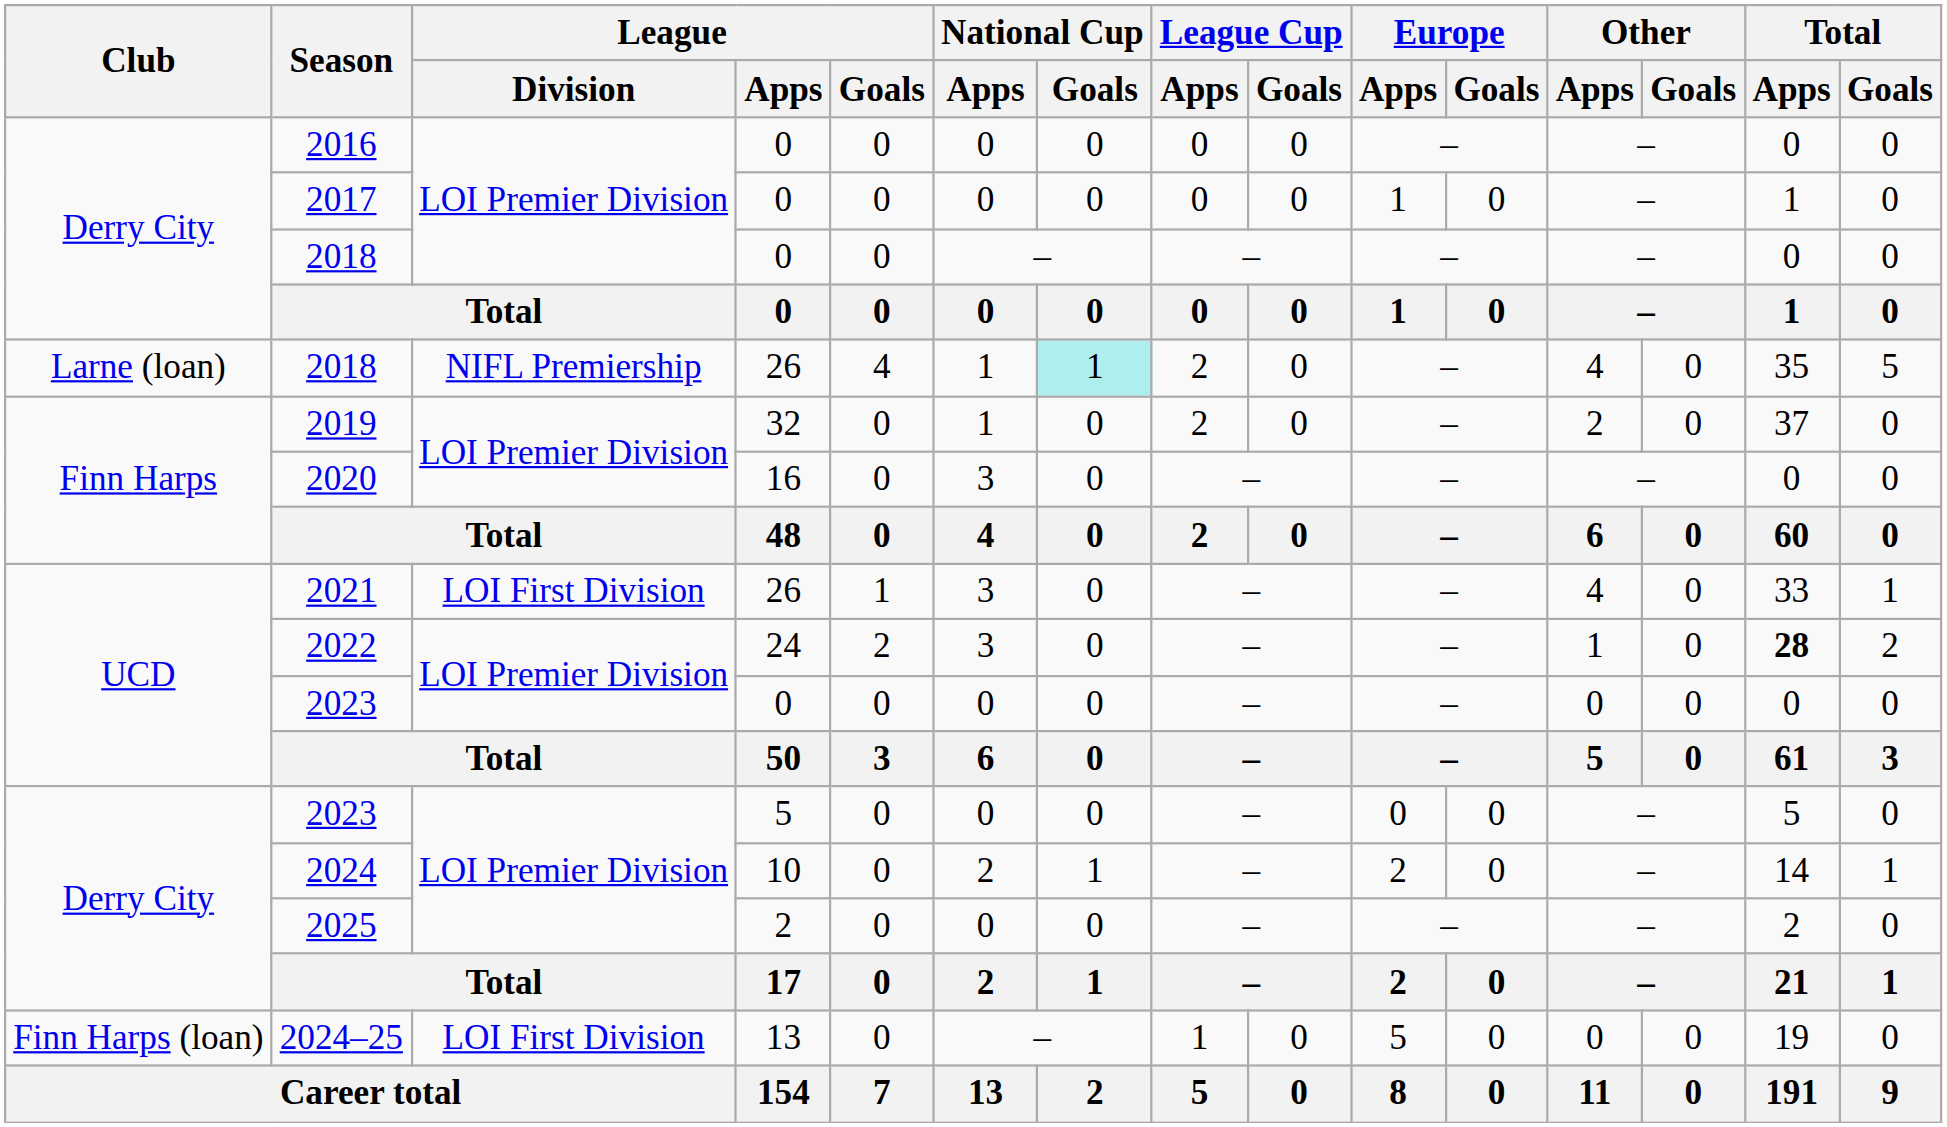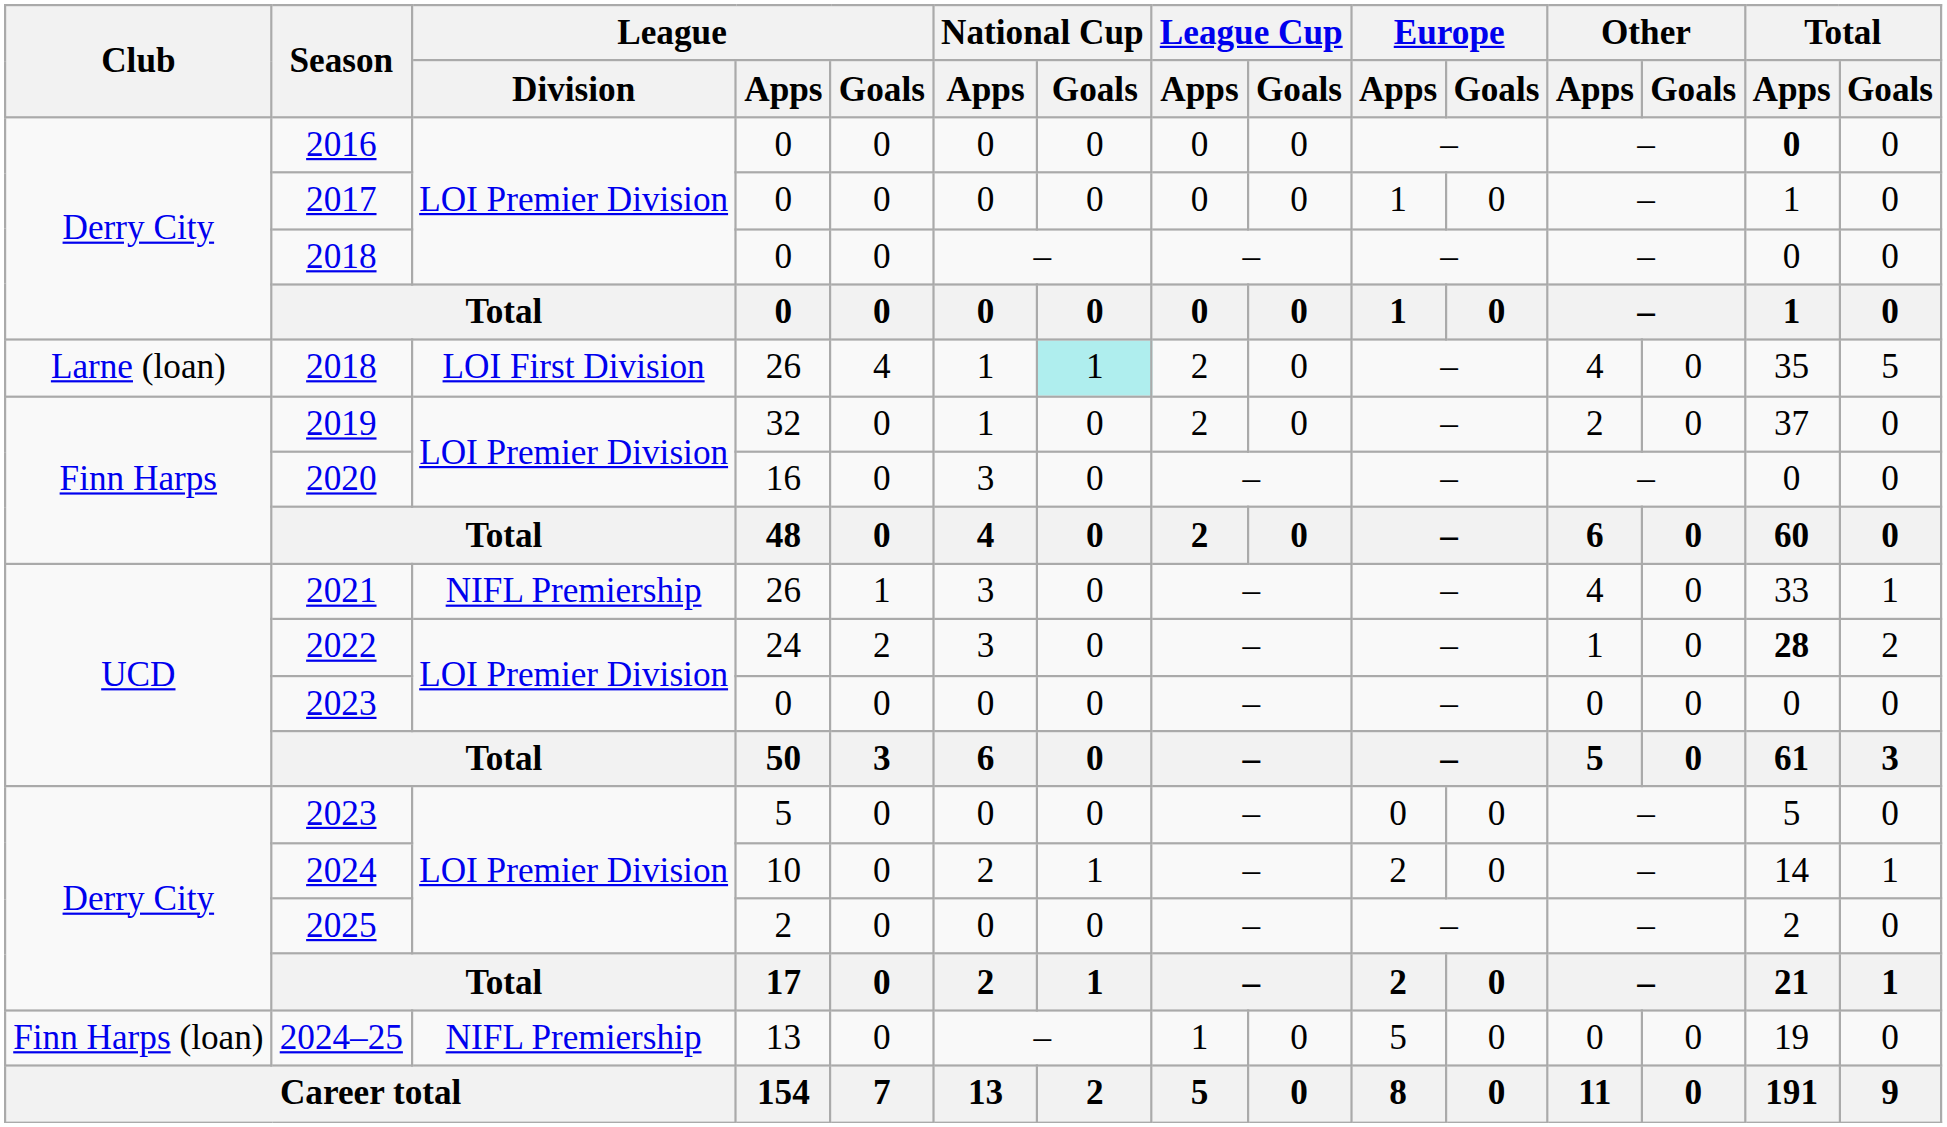(1792, 144) normal -> (1792, 144) bold
(574, 367) NIFL Premiership -> (574, 367) LOI First Division
(574, 590) LOI First Division -> (574, 590) NIFL Premiership
(574, 1037) LOI First Division -> (574, 1037) NIFL Premiership
